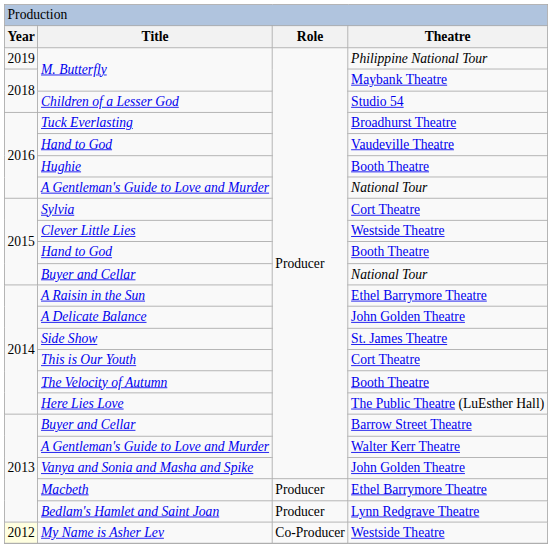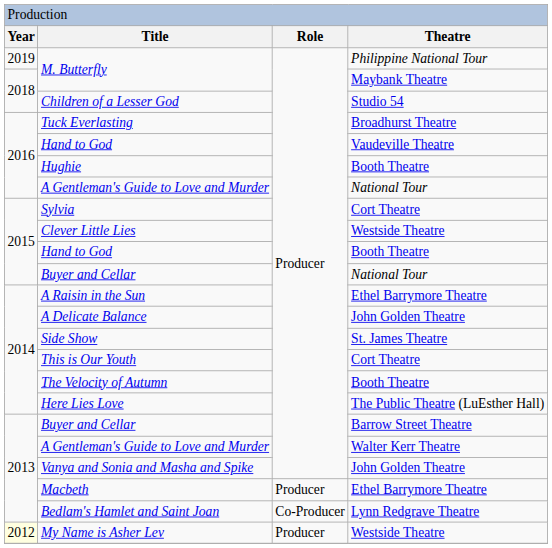(300, 511) Producer -> (310, 511) Co-Producer
(310, 532) Co-Producer -> (300, 532) Producer
